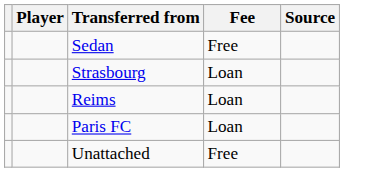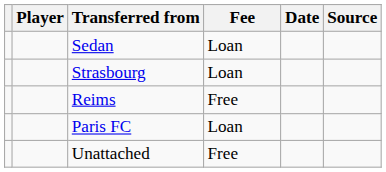+ column: (302, 18)
(223, 45) Free -> (225, 45) Loan
(225, 99) Loan -> (223, 99) Free
